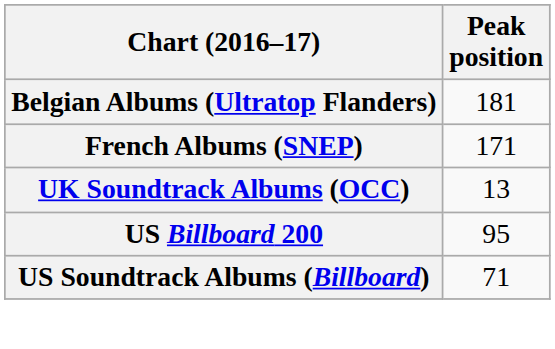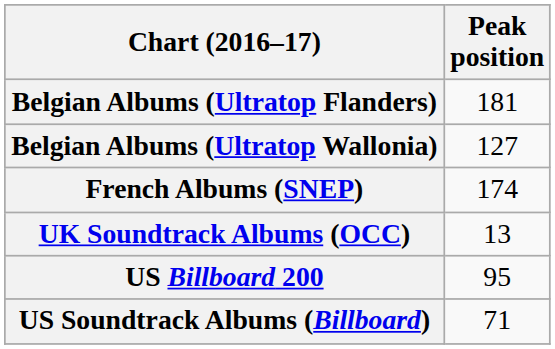+ row: (224, 145)
(496, 145) 171 -> (497, 189) 174
